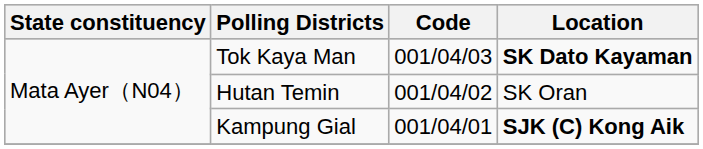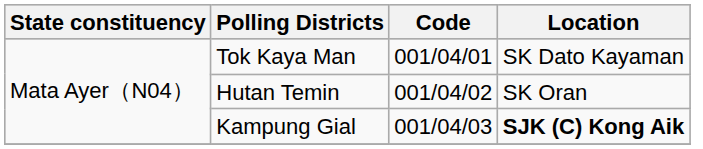(443, 56) 001/04/03 -> (443, 56) 001/04/01
(598, 56) bold -> (593, 56) normal
(443, 126) 001/04/01 -> (443, 126) 001/04/03
